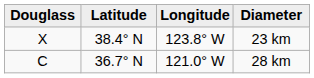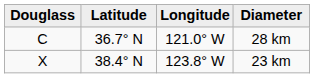rows swapped: (271, 61) <-> (271, 38)
